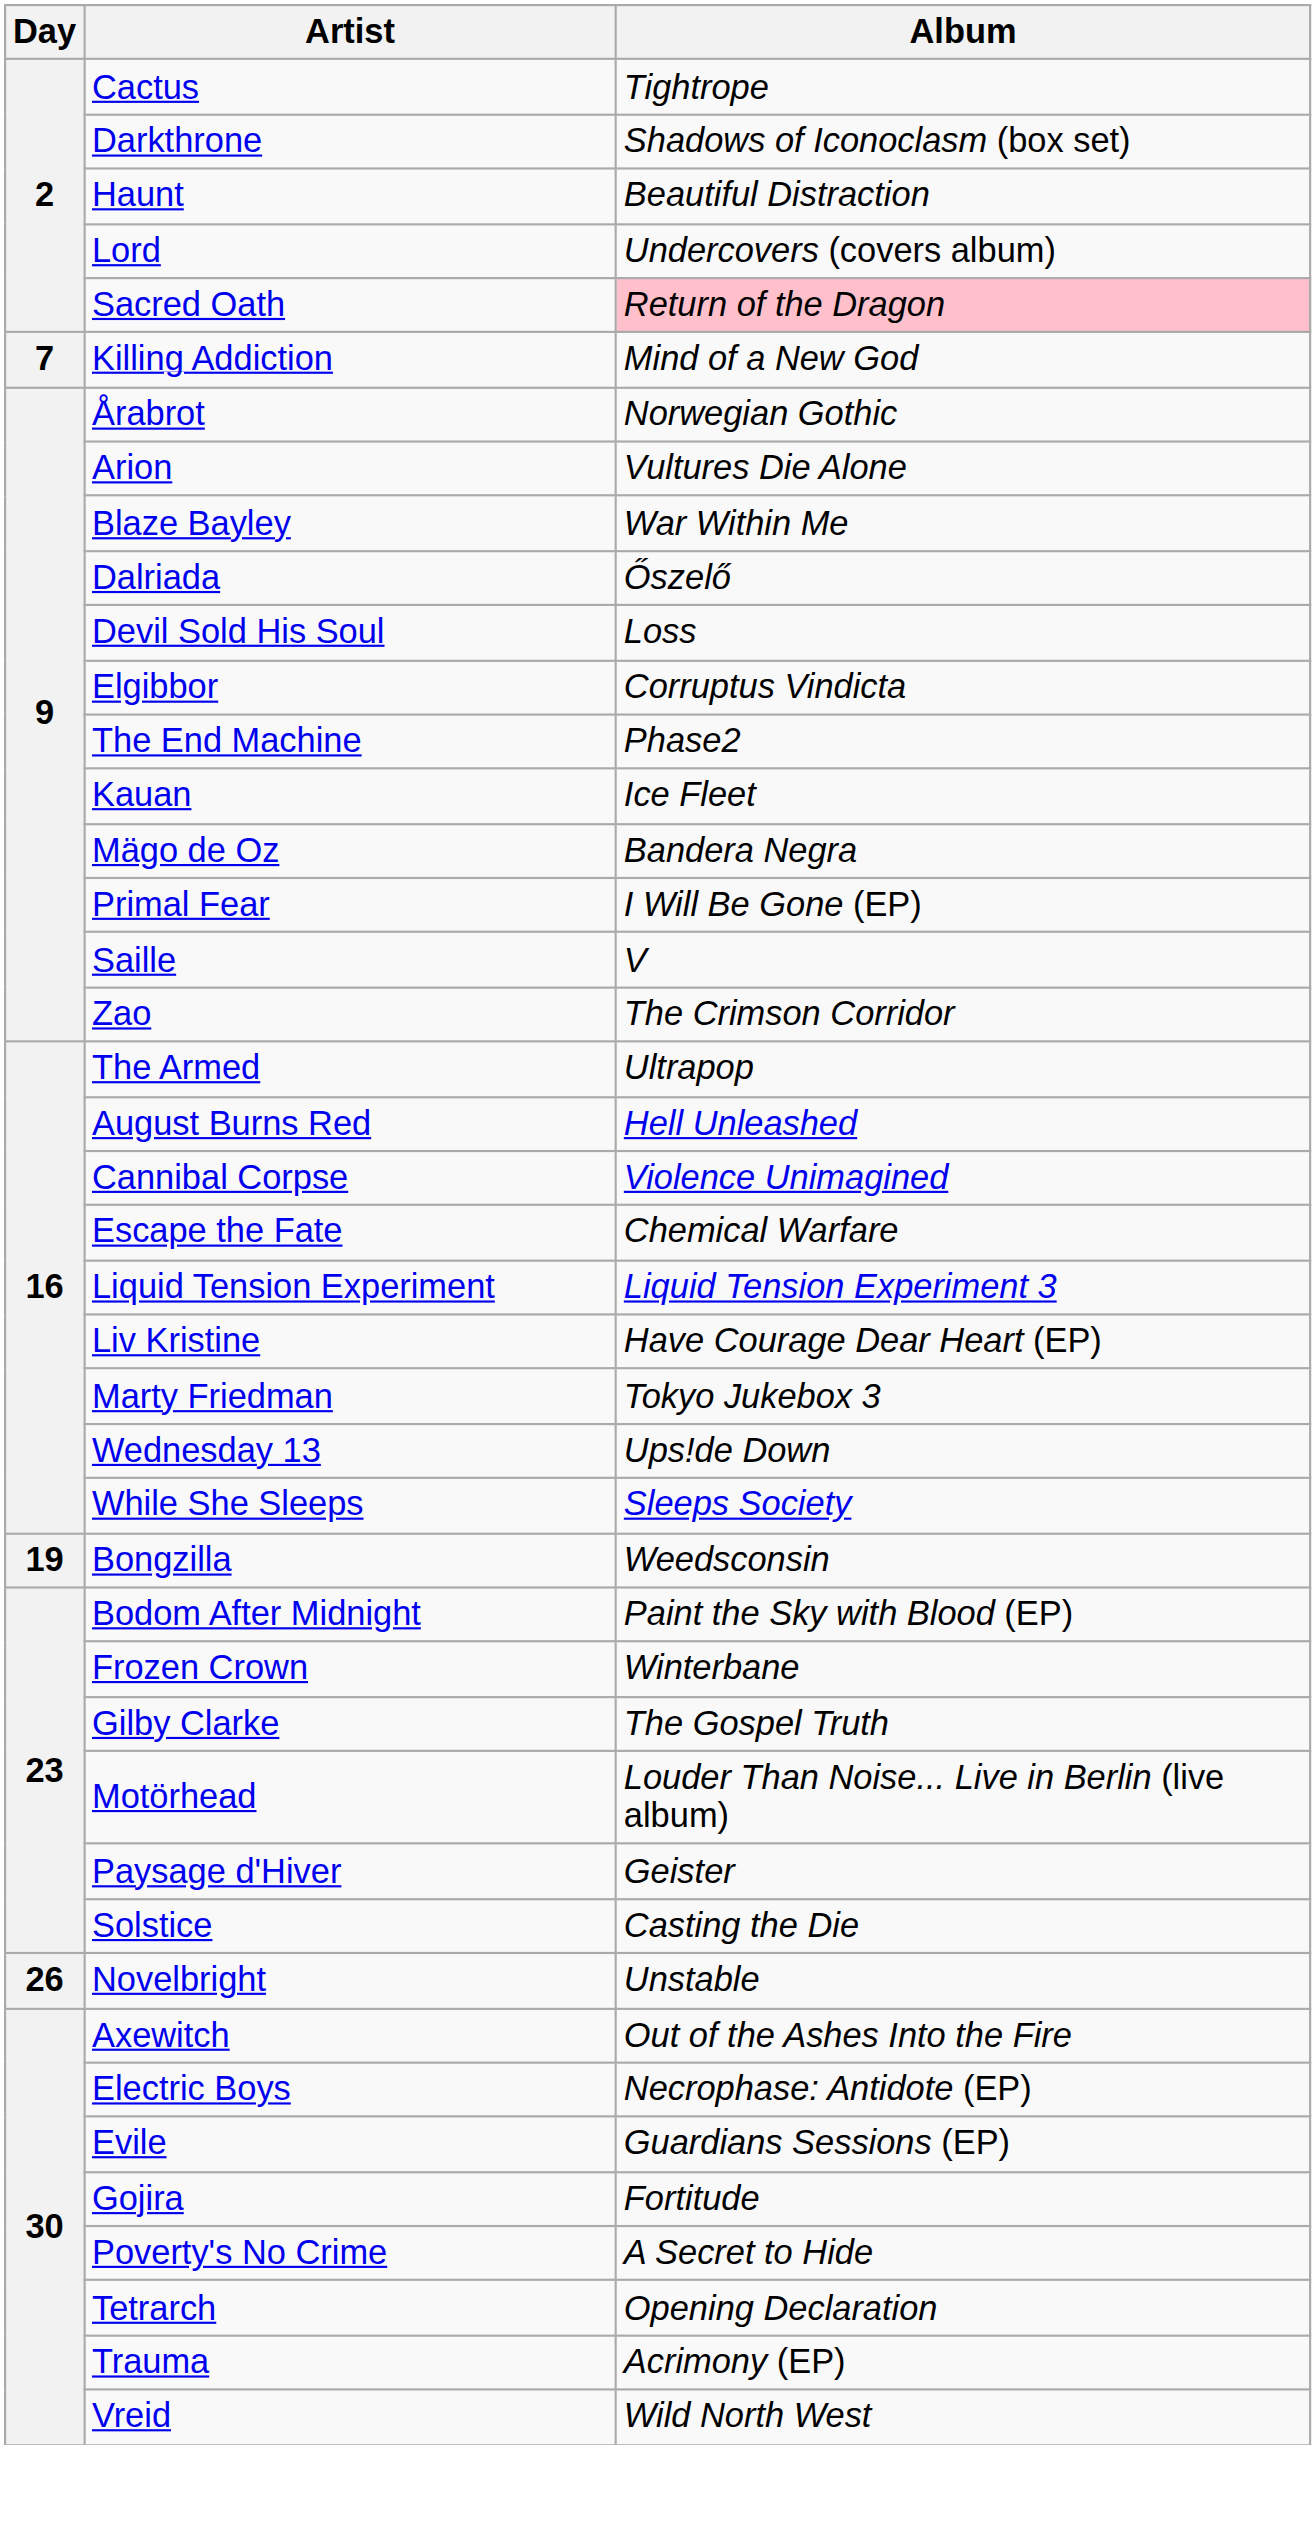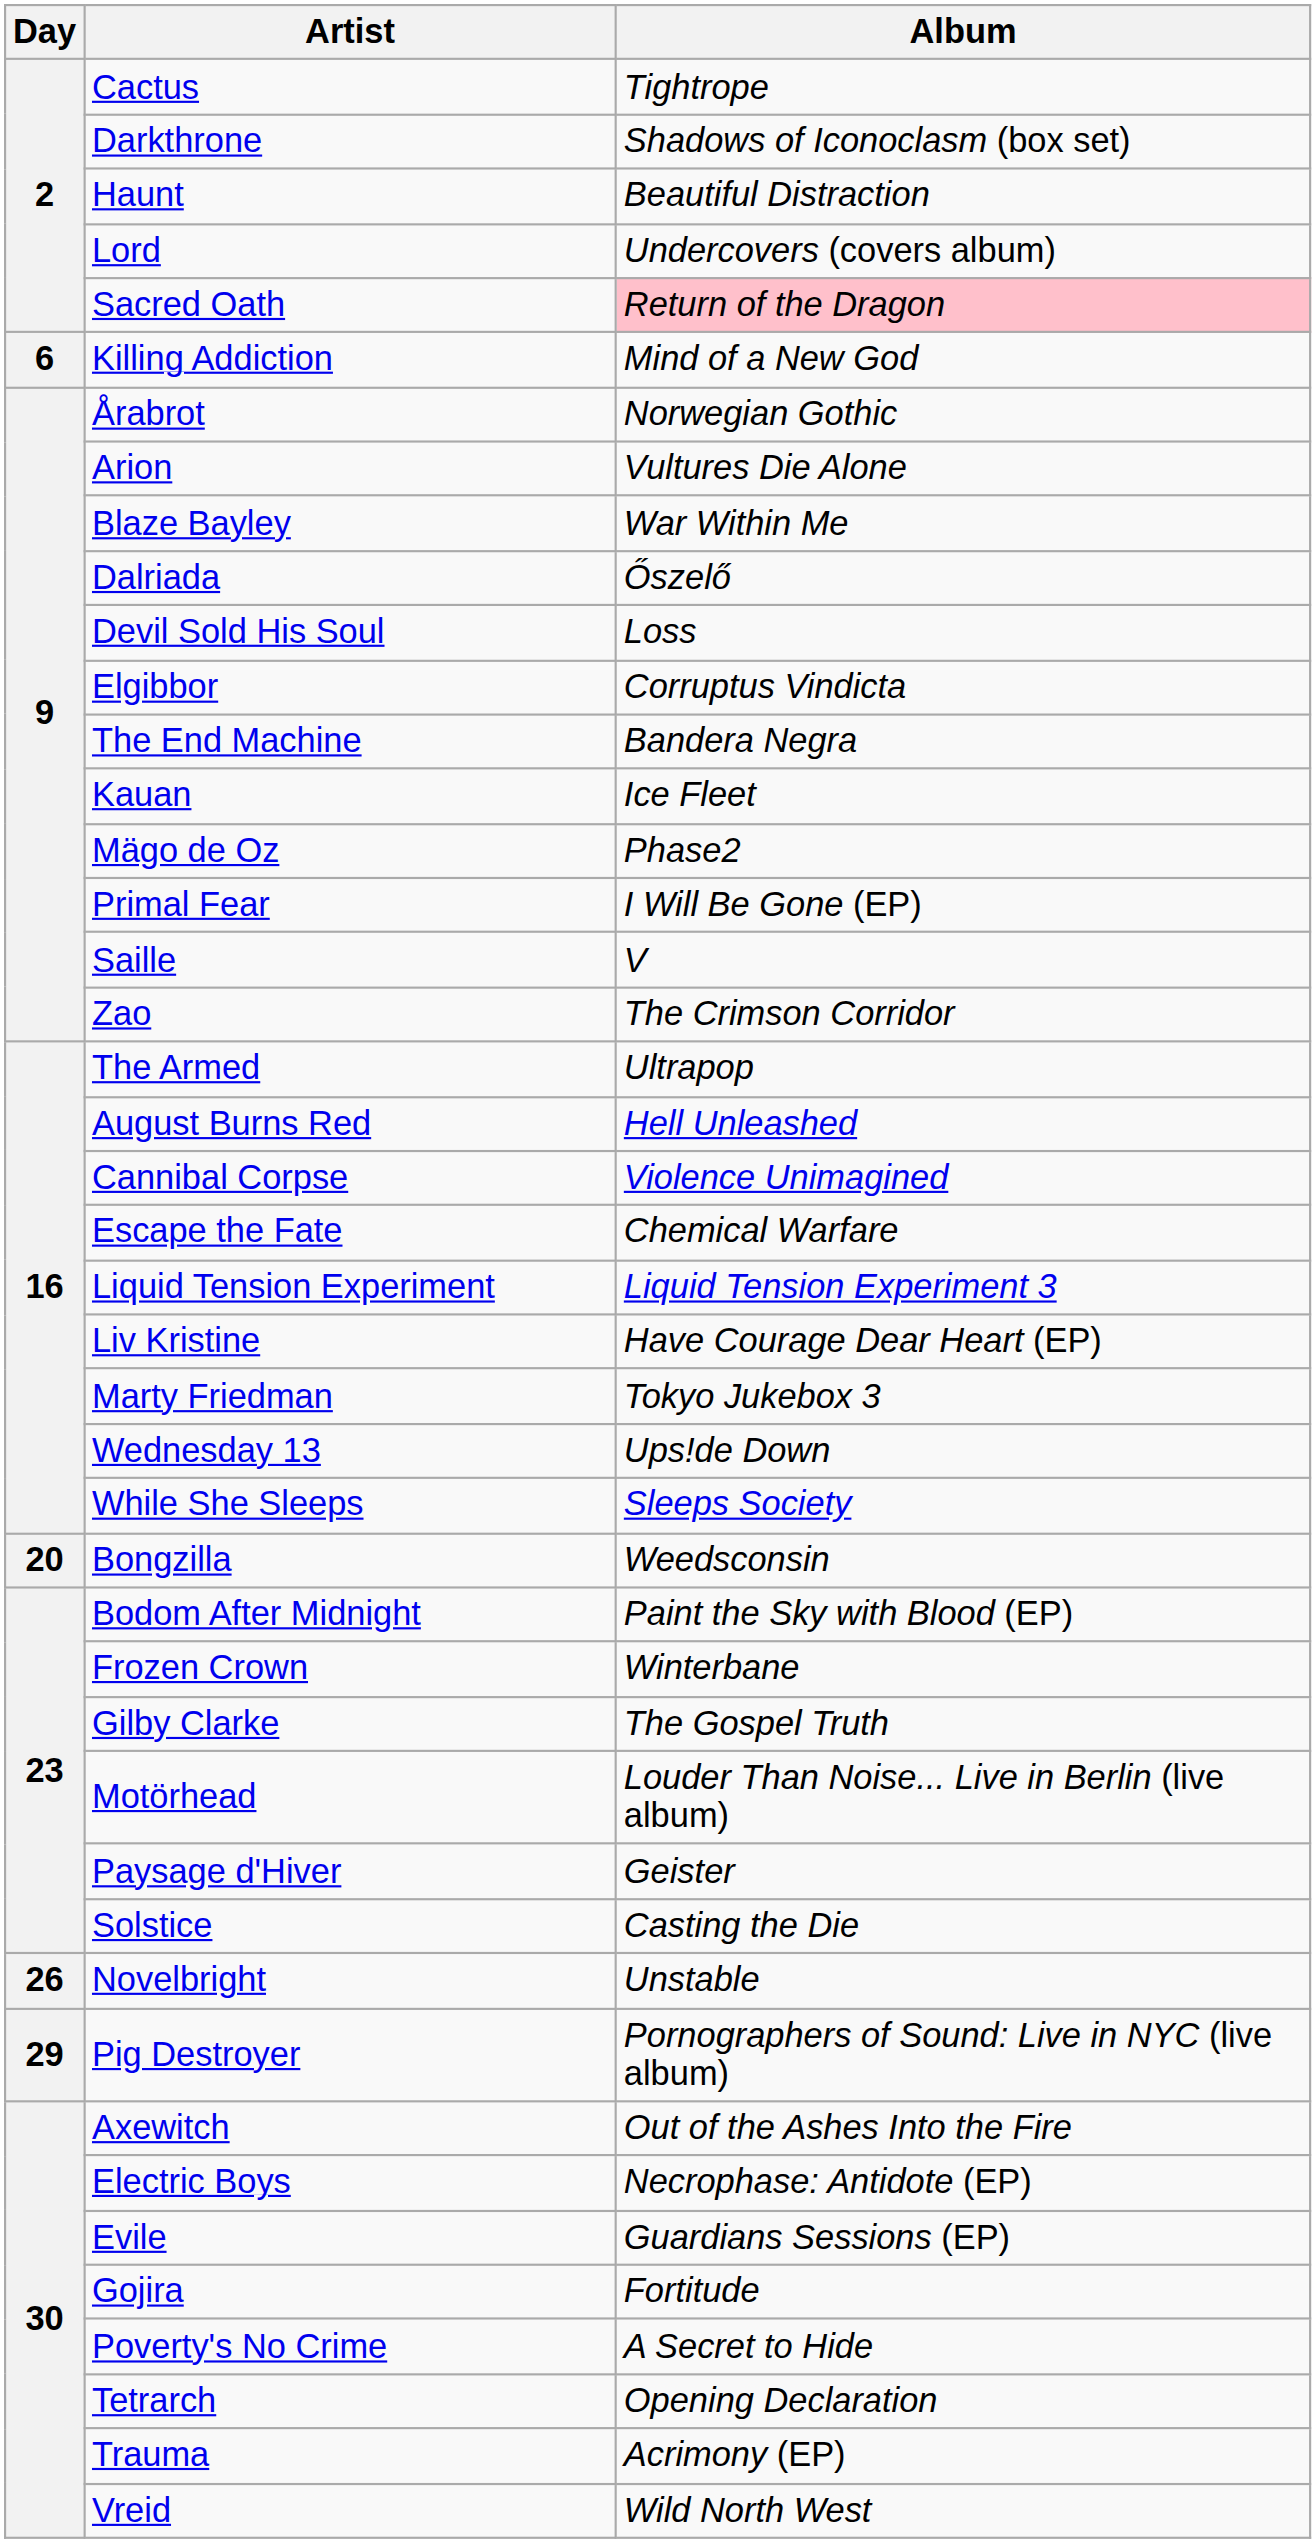(45, 359) 7 -> (45, 359) 6
(682, 741) Phase2 -> (740, 741) Bandera Negra
(740, 850) Bandera Negra -> (682, 850) Phase2
(45, 1559) 19 -> (45, 1559) 20
+ row: (196, 2053)
